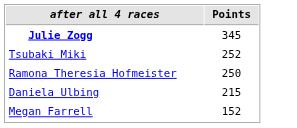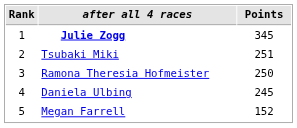+ column: (22, 15)
(232, 54) 252 -> (264, 54) 251
(232, 93) 215 -> (264, 93) 245
